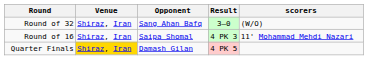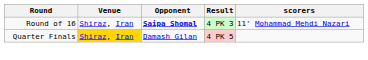- row: (49, 23)
(166, 35) normal -> (170, 23) bold
